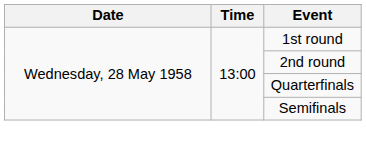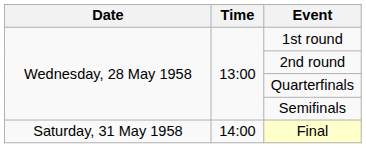+ row: (312, 131)
